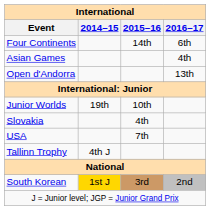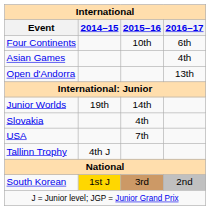(142, 43) 14th -> (142, 43) 10th
(142, 105) 10th -> (142, 105) 14th
